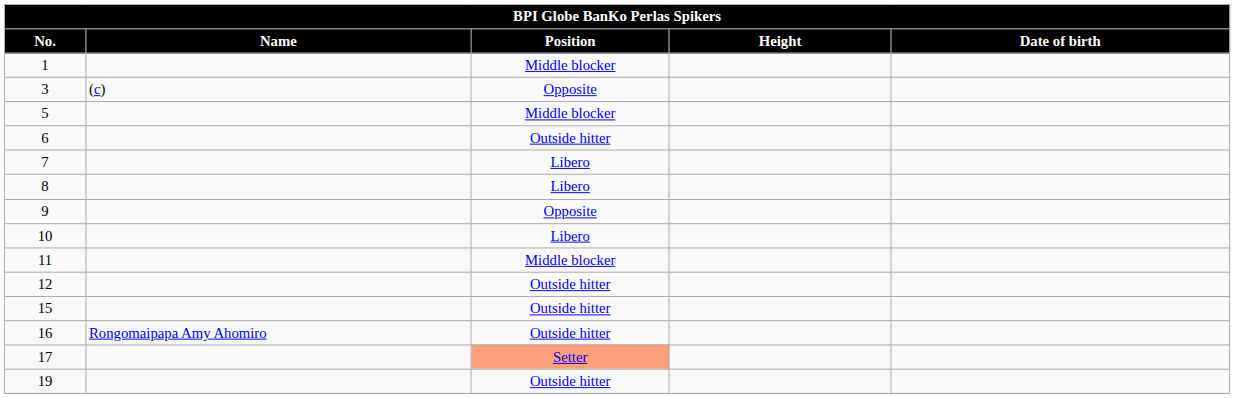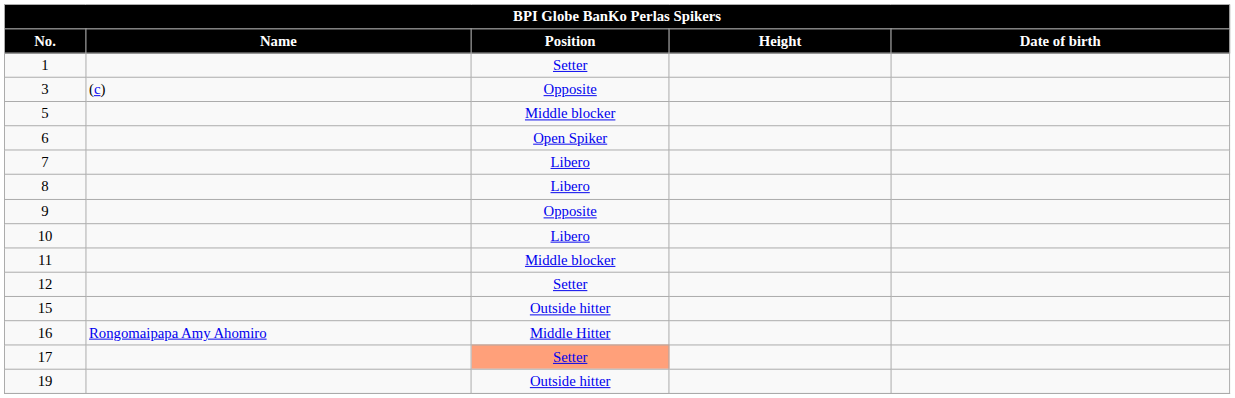(570, 65) Middle blocker -> (570, 65) Setter
(570, 138) Outside hitter -> (570, 138) Open Spiker
(570, 284) Outside hitter -> (570, 284) Setter
(570, 332) Outside hitter -> (570, 332) Middle Hitter
